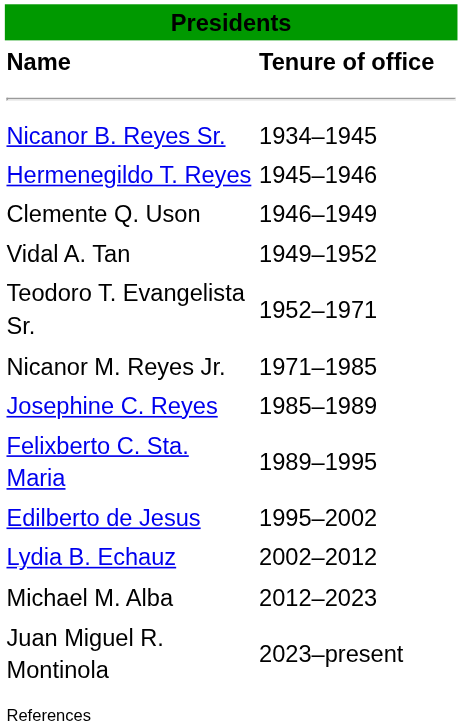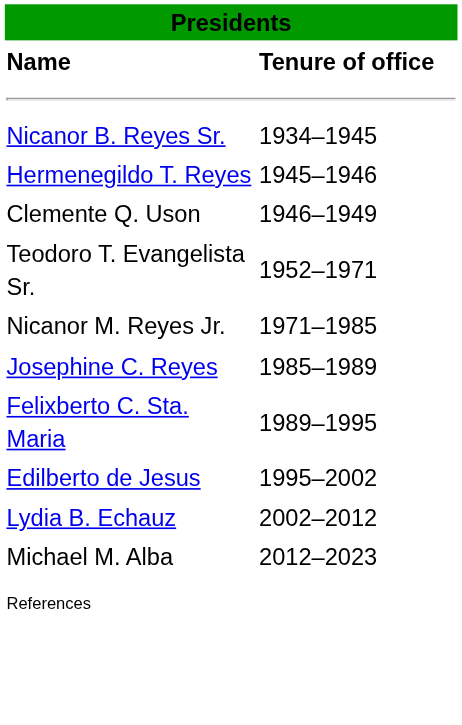- row: (68, 254)
- row: (85, 653)
